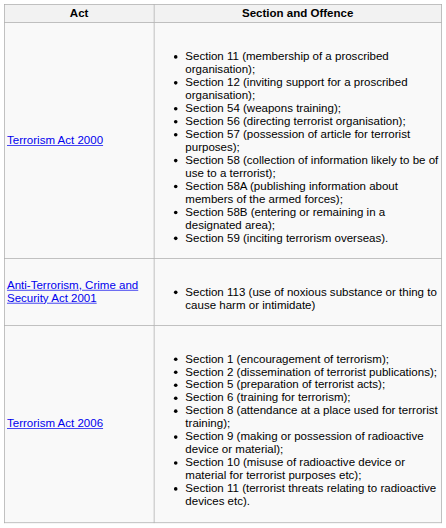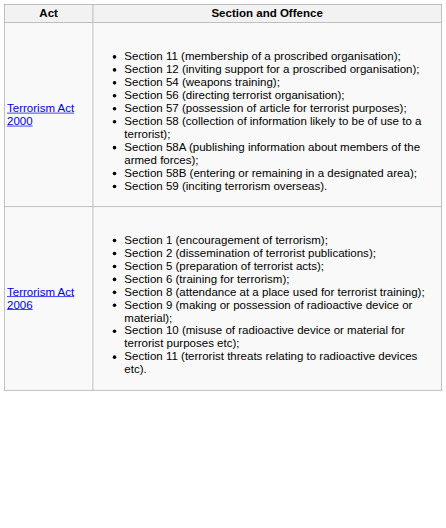- row: (73, 292)
